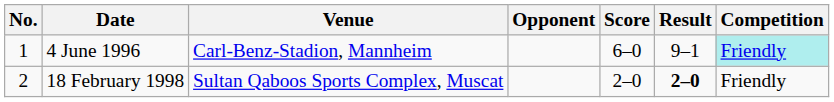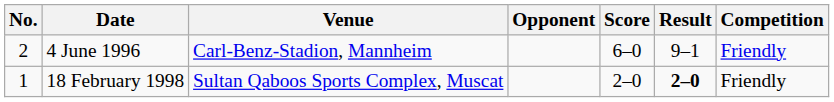(23, 50) 1 -> (23, 50) 2
(753, 50) paleturquoise background -> (753, 50) no background
(23, 81) 2 -> (23, 81) 1
